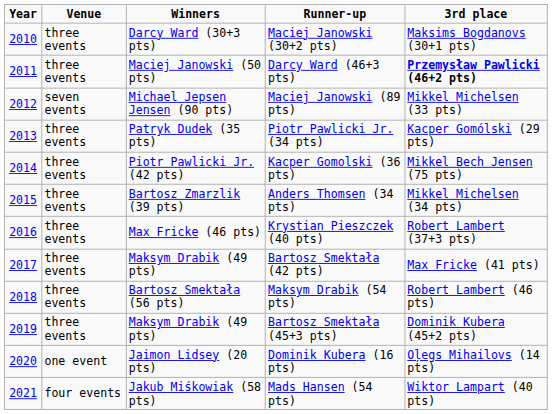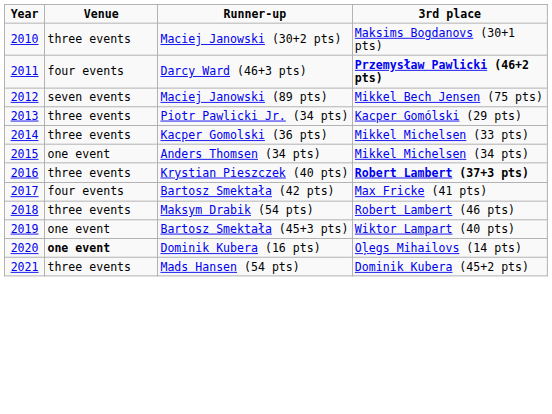- column: (196, 14)
(65, 72) three events -> (86, 72) four events
(463, 104) Mikkel Michelsen (33 pts) -> (449, 97) Mikkel Bech Jensen (75 pts)
(470, 168) Mikkel Bech Jensen (75 pts) -> (442, 135) Mikkel Michelsen (33 pts)
(65, 200) three events -> (79, 154) one event
(456, 233) normal -> (442, 173) bold
(65, 265) three events -> (86, 191) four events
(65, 329) three events -> (79, 229) one event
(456, 329) Dominik Kubera (45+2 pts) -> (435, 229) Wiktor Lampart (40 pts)
(76, 361) normal -> (79, 248) bold
(83, 394) four events -> (89, 267) three events
(470, 394) Wiktor Lampart (40 pts) -> (442, 267) Dominik Kubera (45+2 pts)
